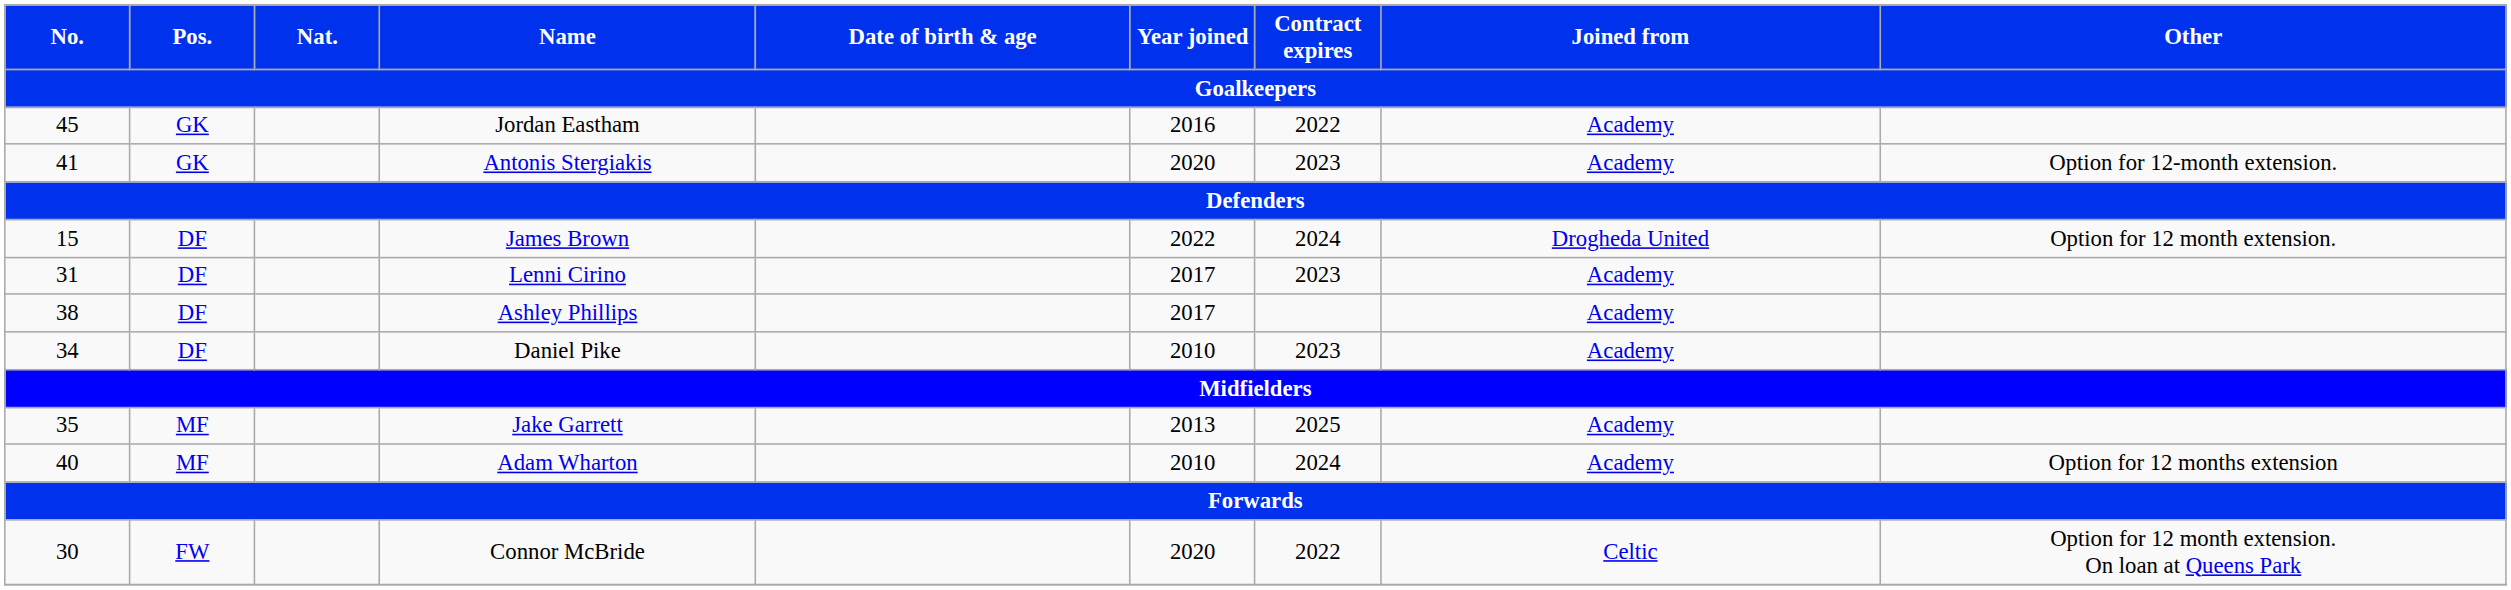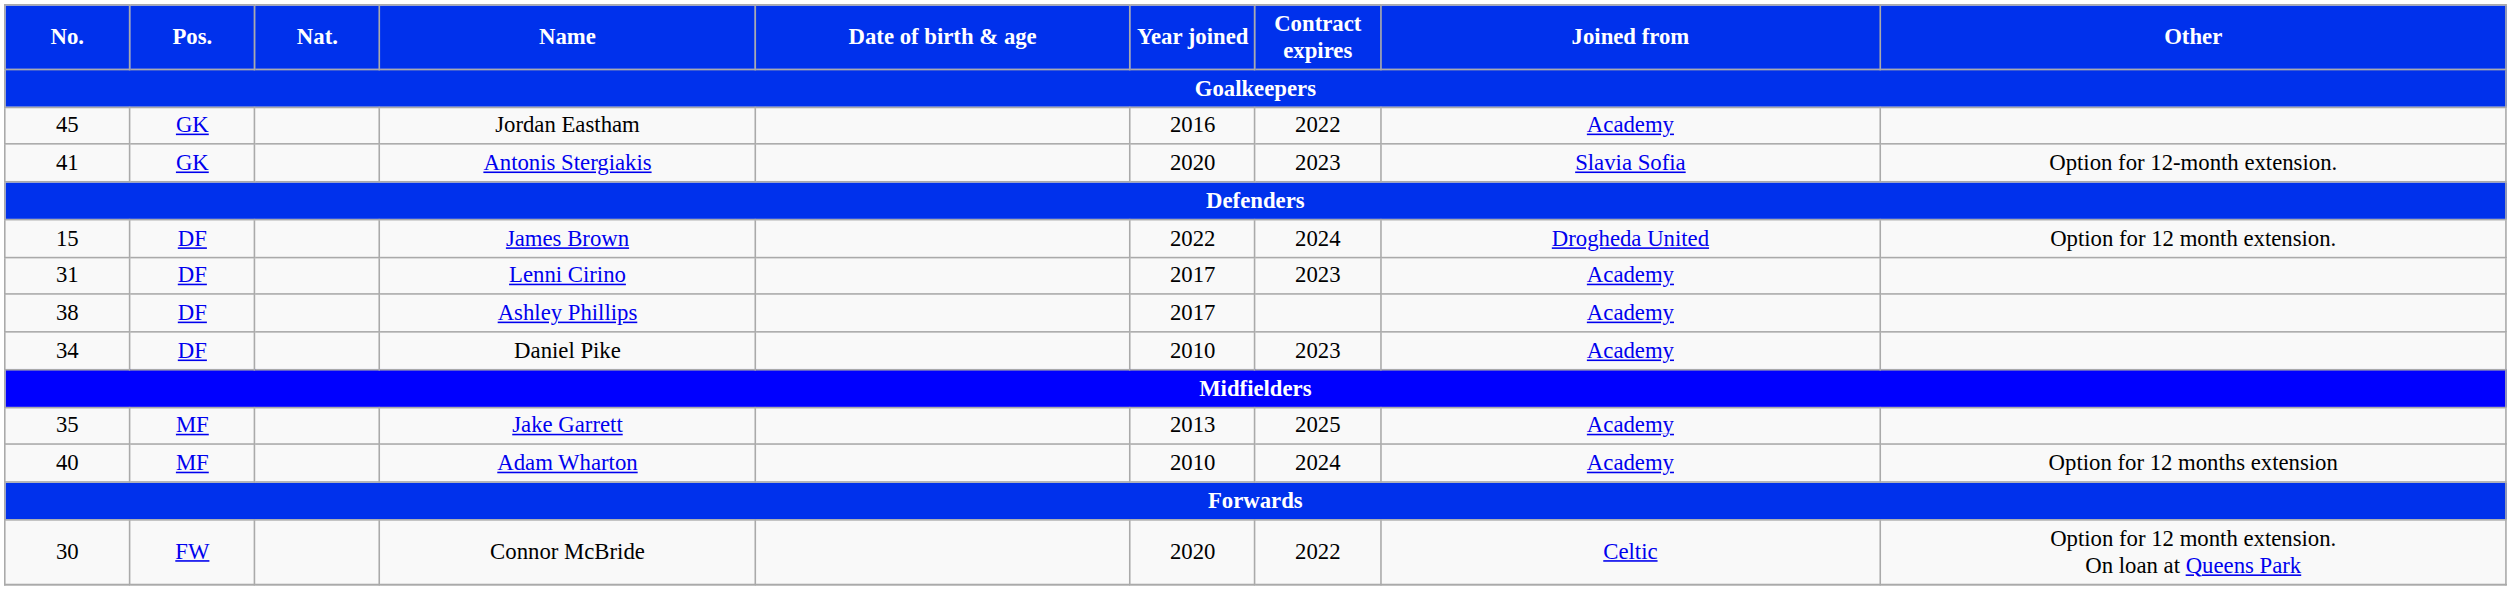(1630, 163) Academy -> (1630, 163) Slavia Sofia
